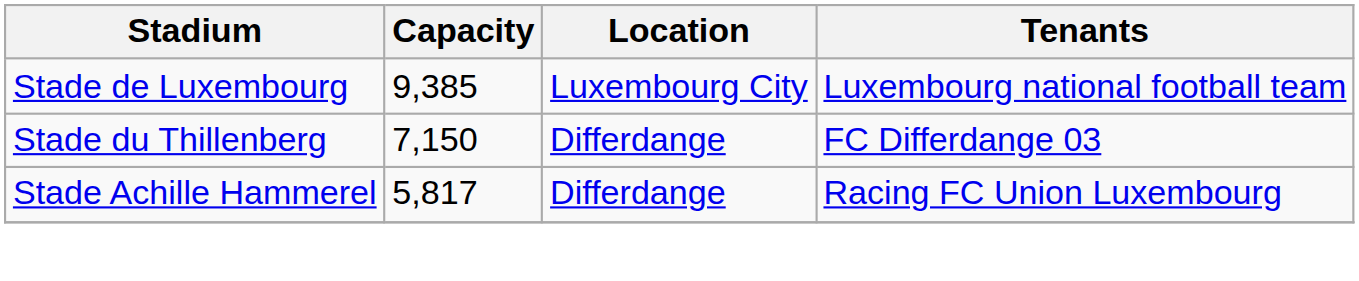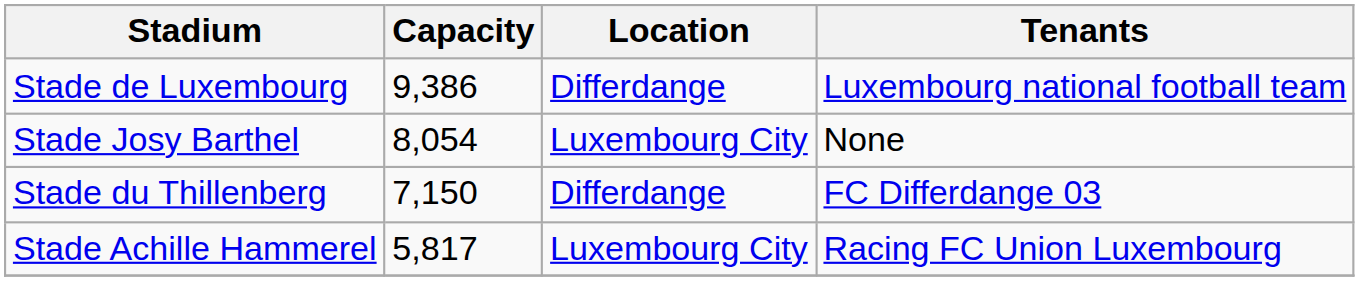(435, 85) 9,385 -> (435, 85) 9,386
(679, 85) Luxembourg City -> (638, 85) Differdange
+ row: (156, 139)
(638, 193) Differdange -> (679, 247) Luxembourg City
